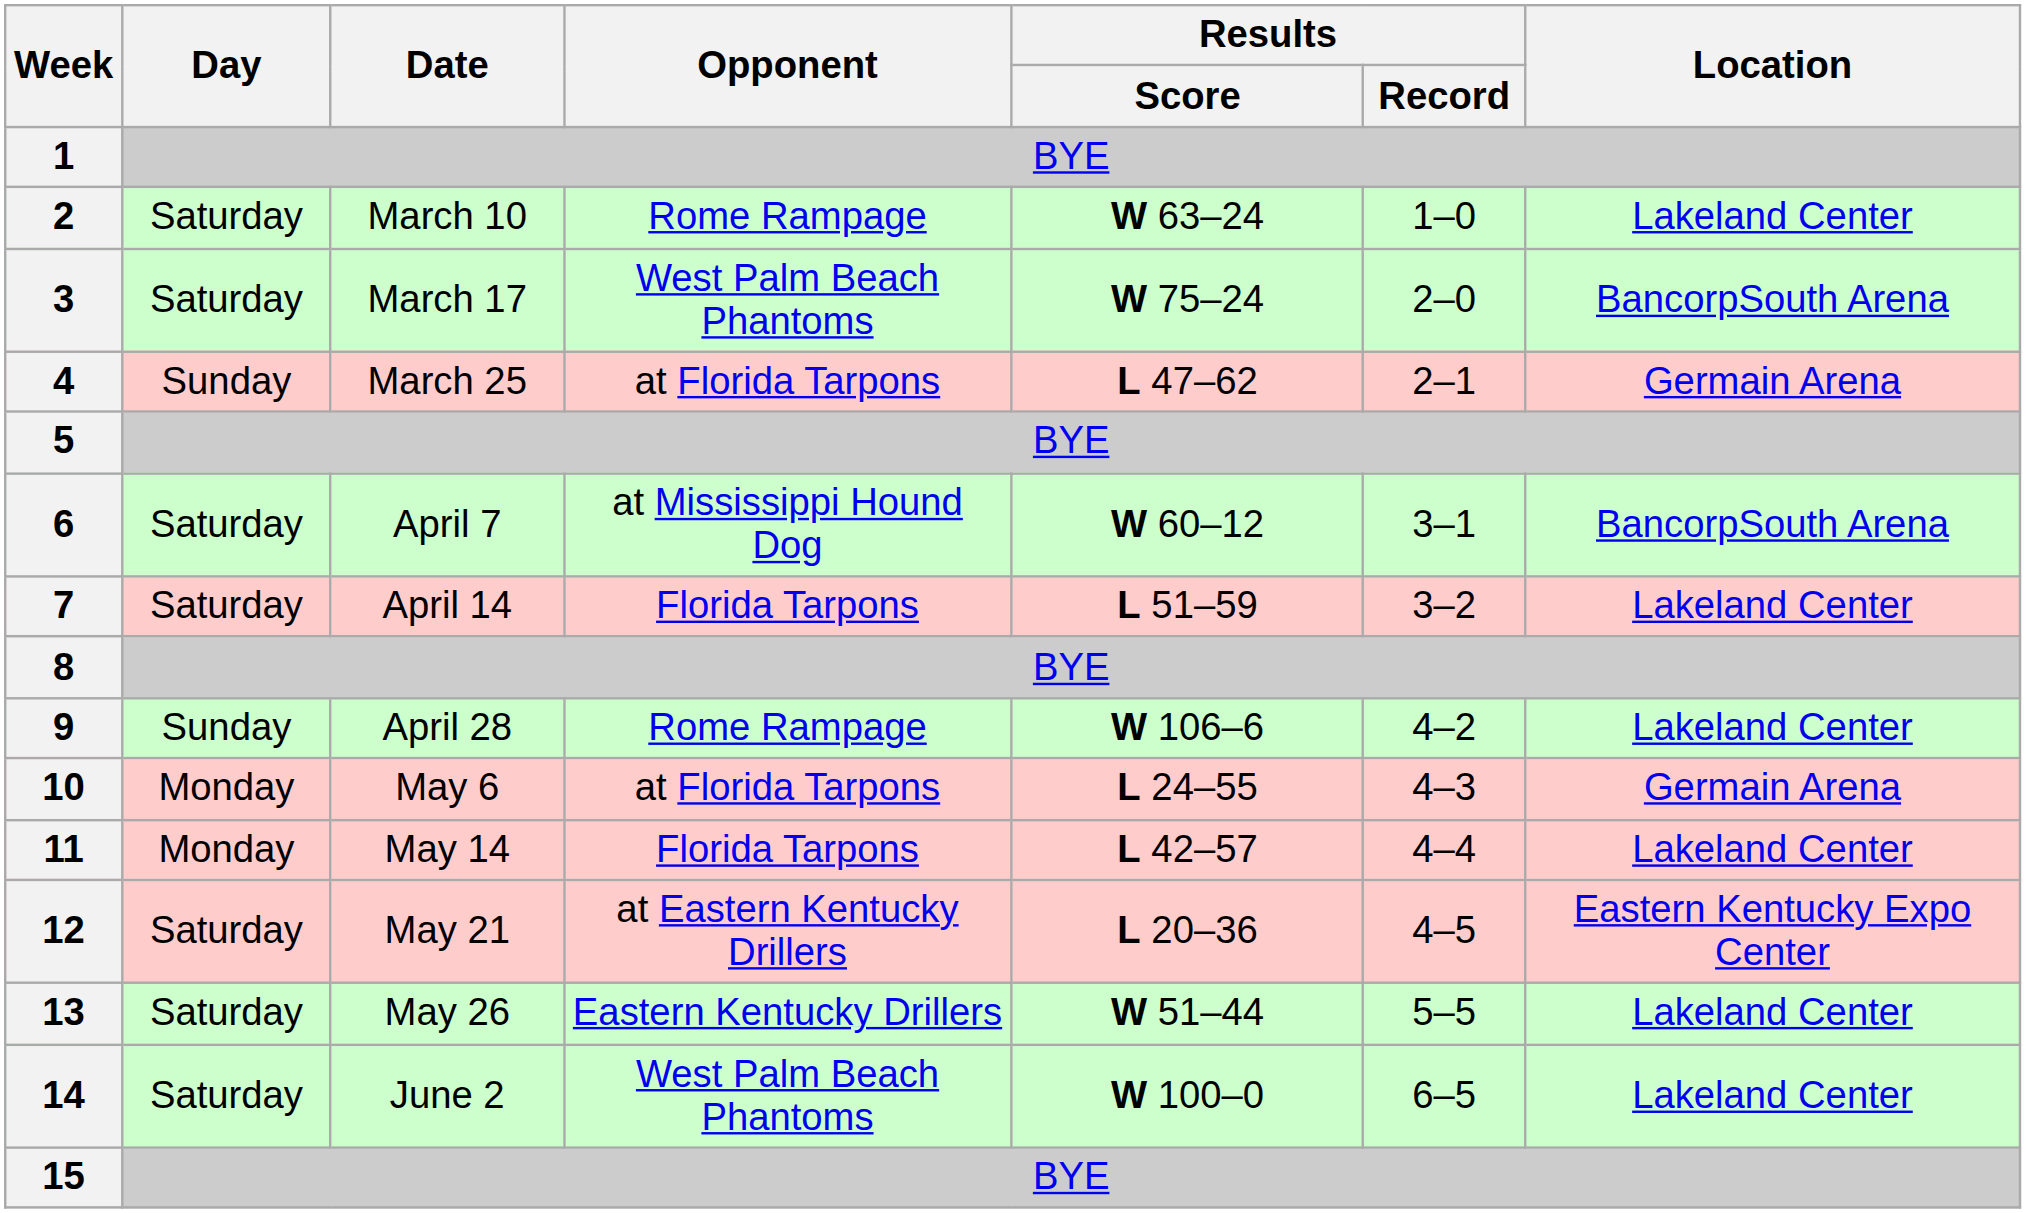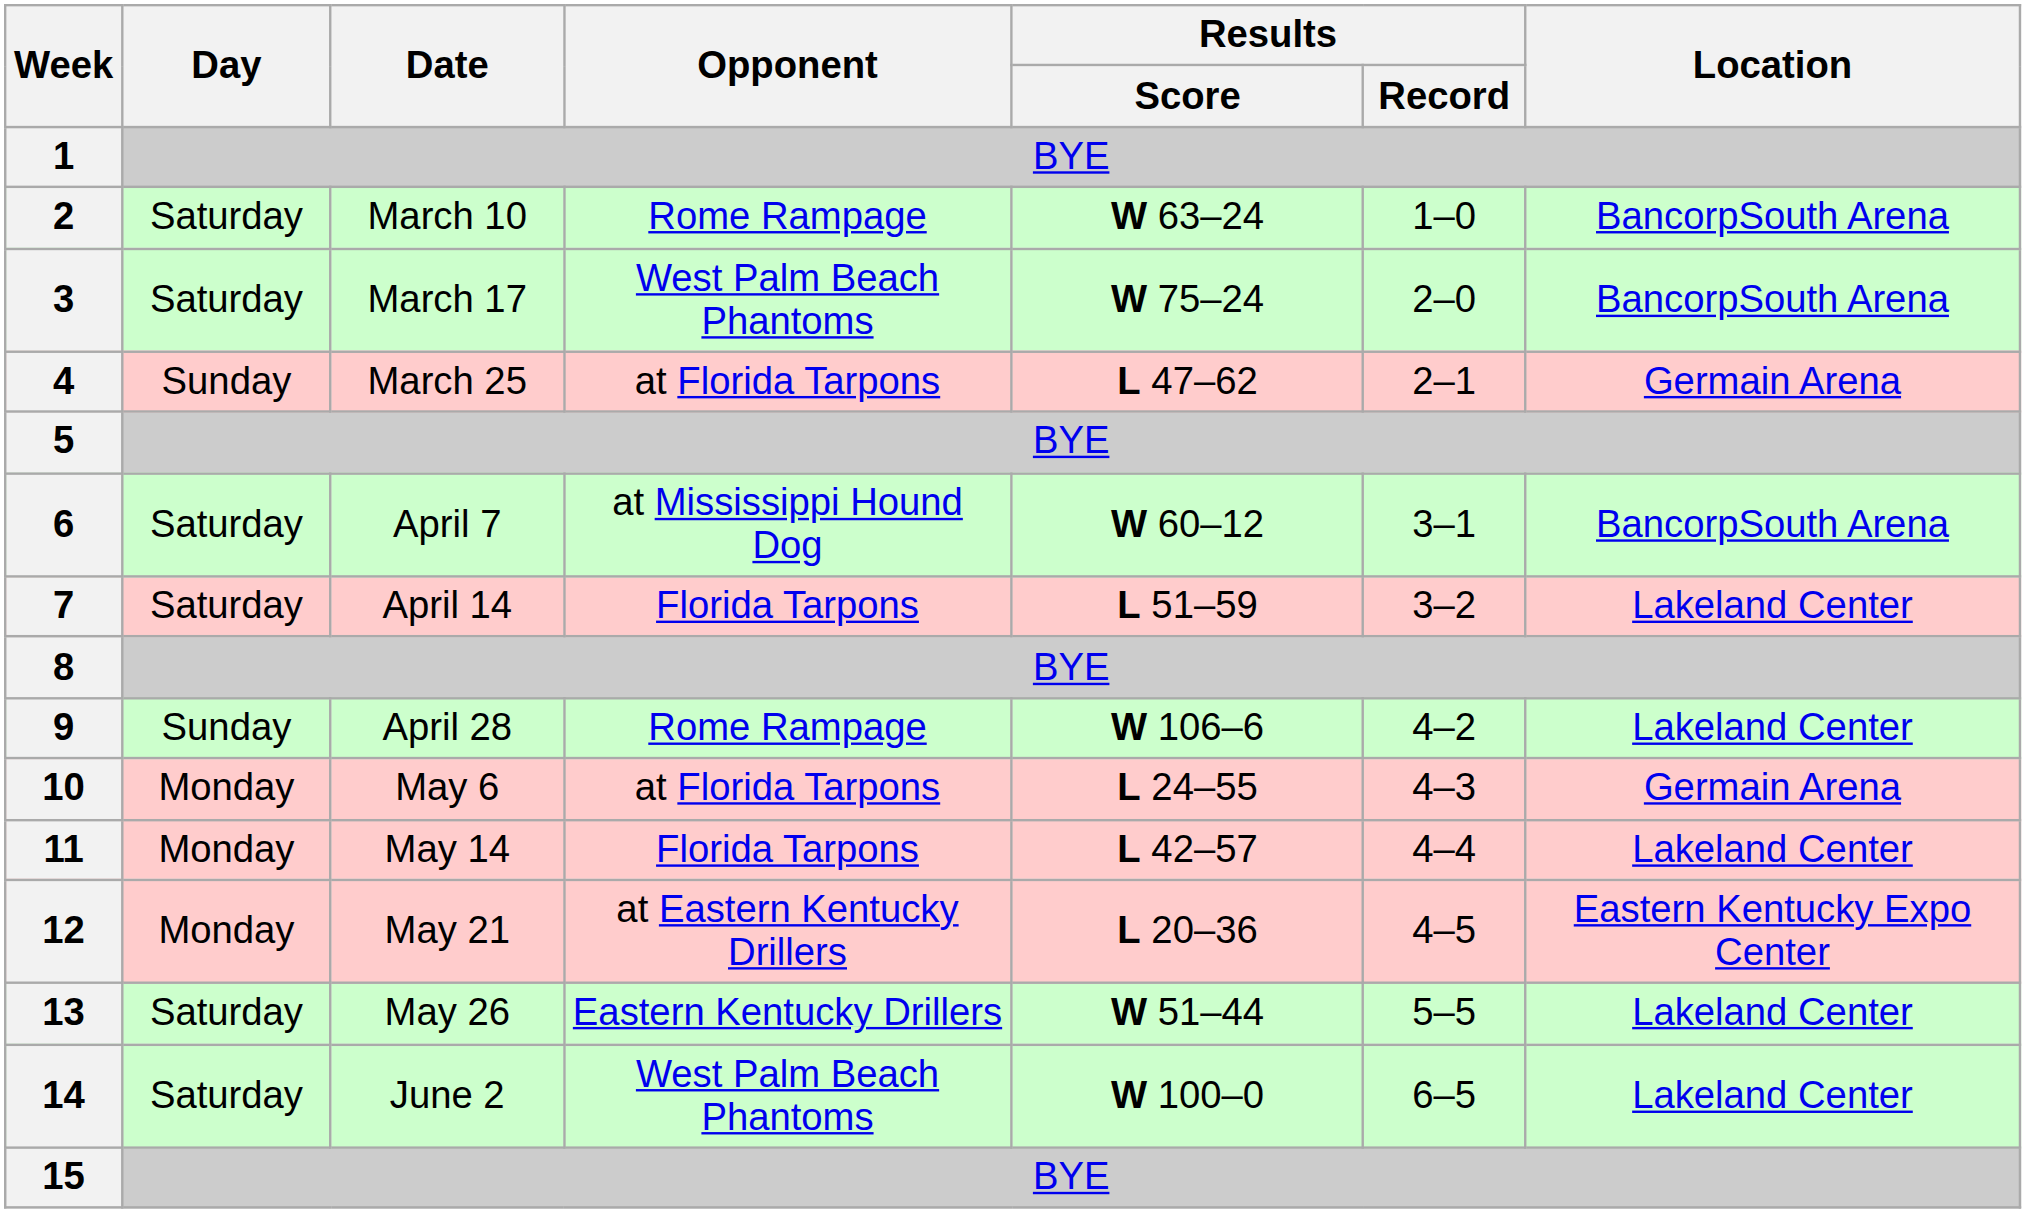(1772, 216) Lakeland Center -> (1772, 216) BancorpSouth Arena
(226, 930) Saturday -> (226, 930) Monday
